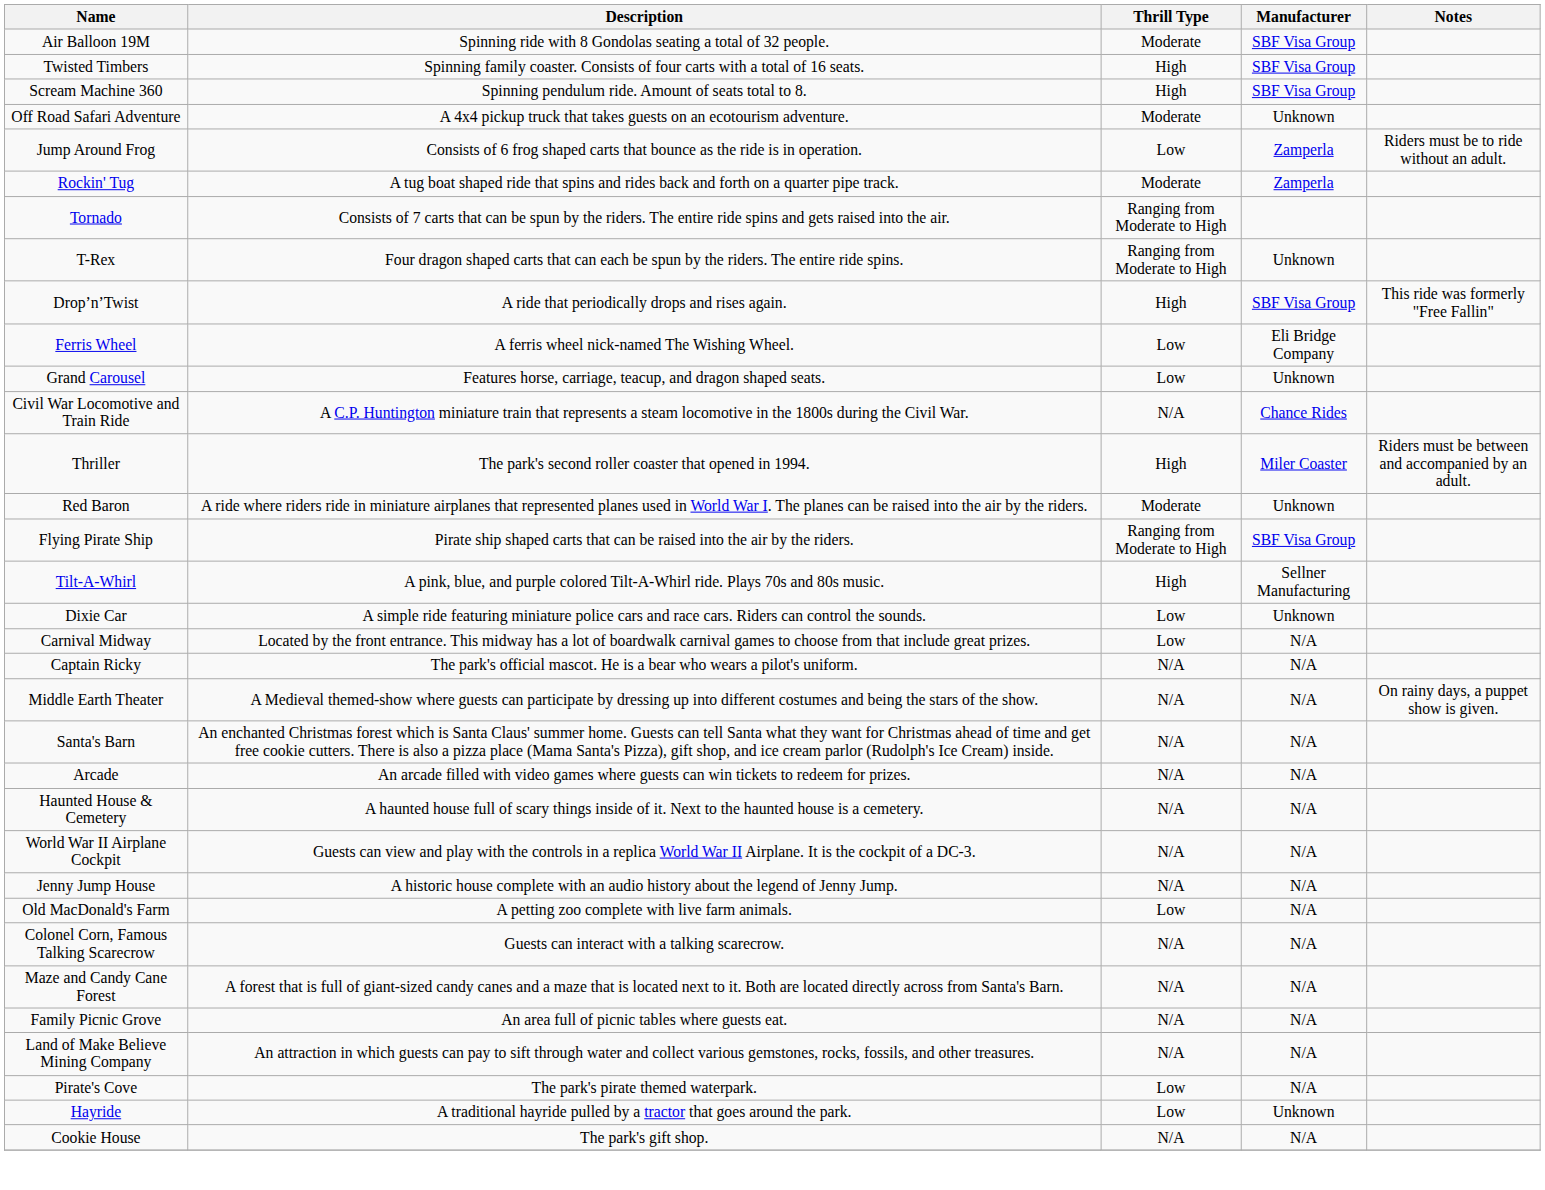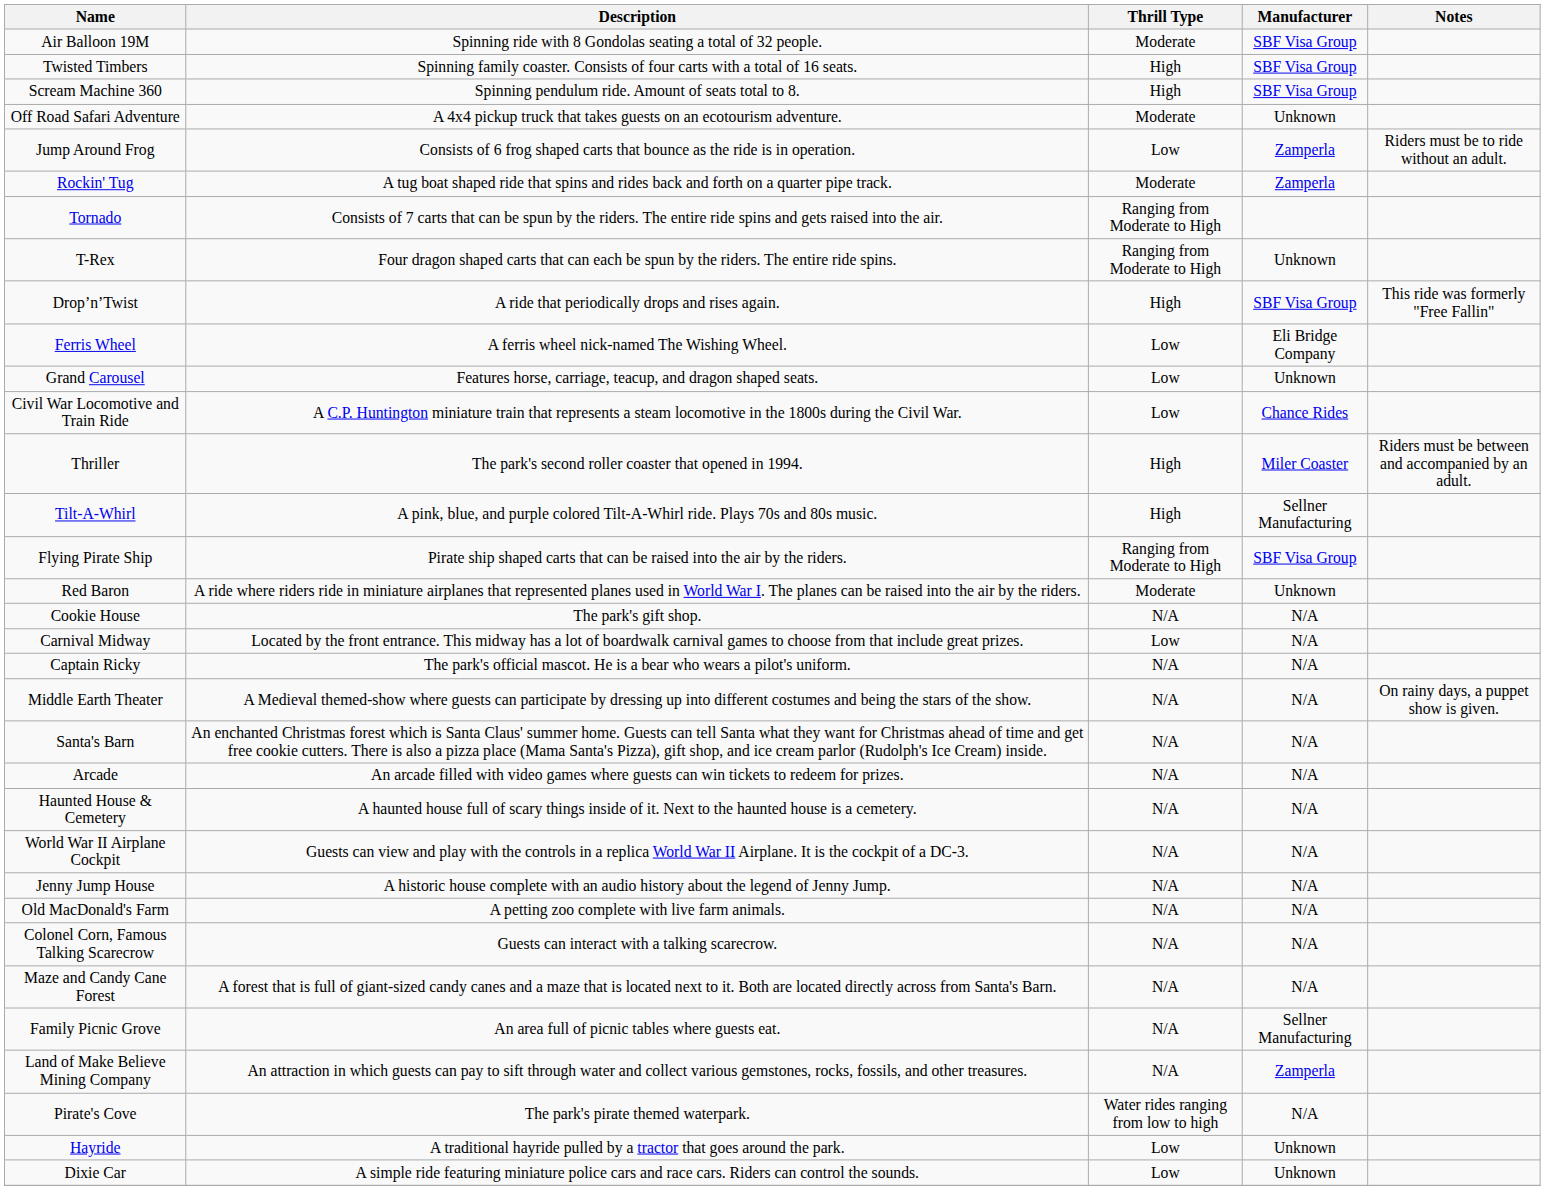(1171, 412) N/A -> (1165, 412) Low
rows swapped: (96, 582) <-> (96, 506)
rows swapped: (96, 616) <-> (96, 1137)
(1171, 910) Low -> (1165, 910) N/A
(1304, 1020) N/A -> (1305, 1029) Sellner Manufacturing
(1304, 1054) N/A -> (1305, 1071) Zamperla
(1171, 1087) Low -> (1165, 1114) Water rides ranging from low to high
